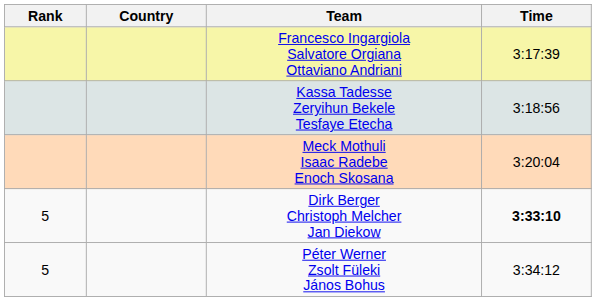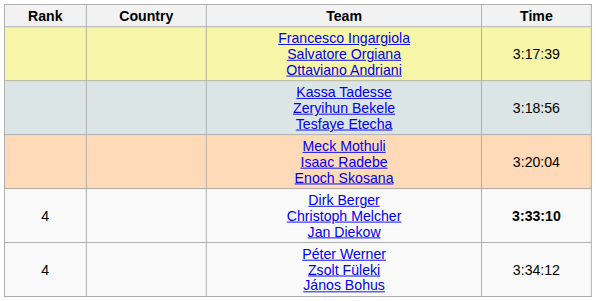(45, 216) 5 -> (45, 216) 4
(45, 270) 5 -> (45, 270) 4
